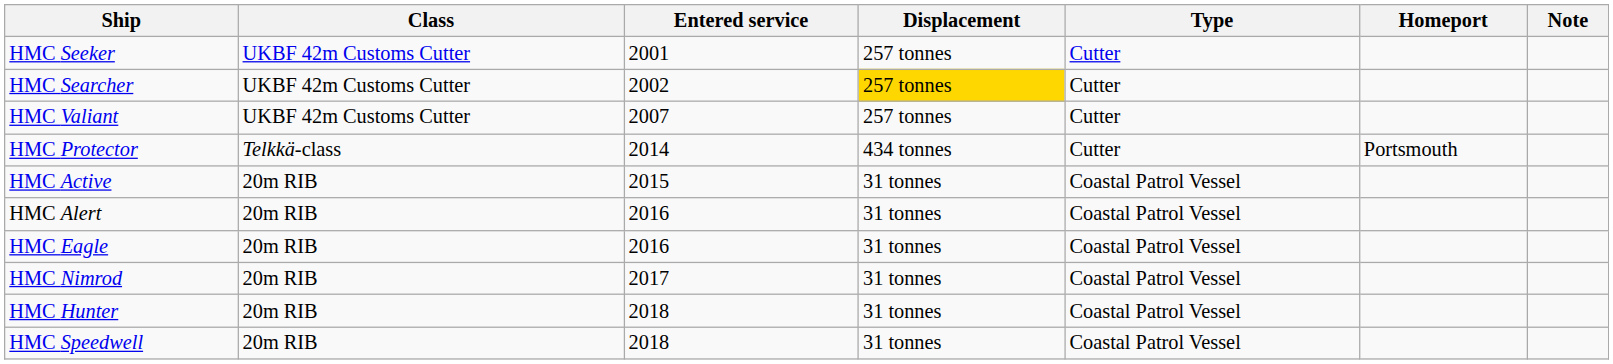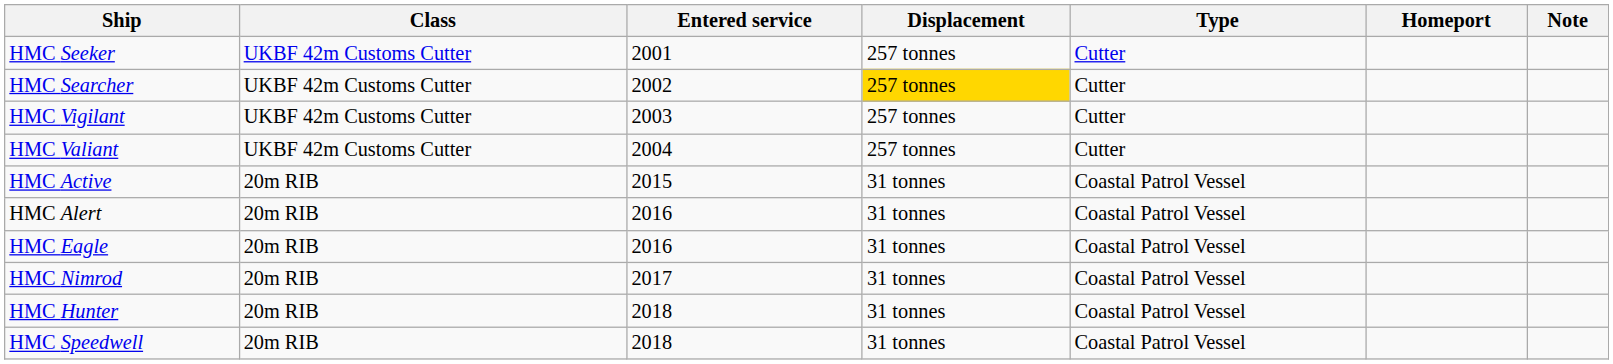+ row: (67, 117)
(649, 117) 2007 -> (652, 149) 2004
- row: (74, 149)
